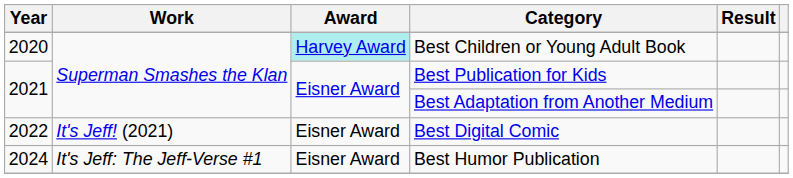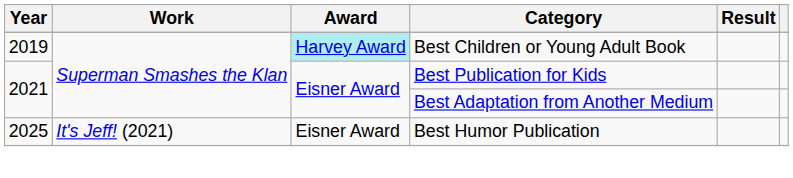(28, 46) 2020 -> (28, 46) 2019
- row: (487, 131)
(28, 159) 2024 -> (28, 131) 2025
(159, 159) It's Jeff: The Jeff-Verse #1 -> (115, 131) It's Jeff! (2021)
